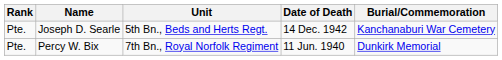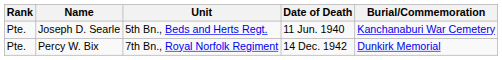(315, 30) 14 Dec. 1942 -> (314, 30) 11 Jun. 1940
(314, 47) 11 Jun. 1940 -> (315, 47) 14 Dec. 1942
